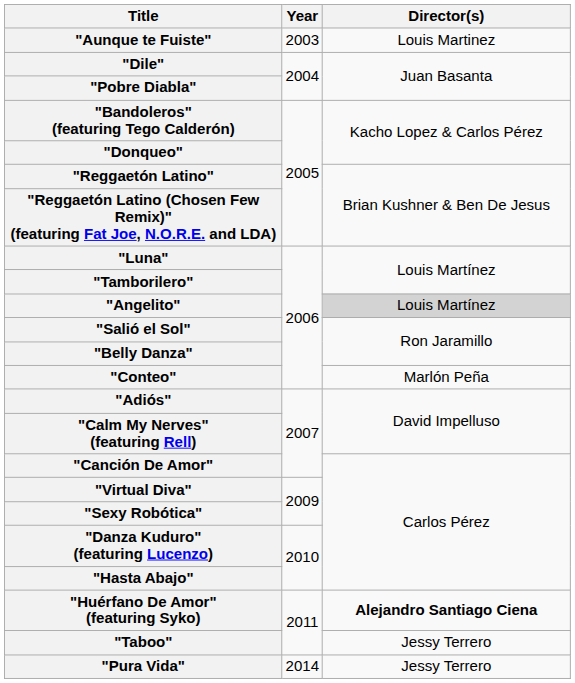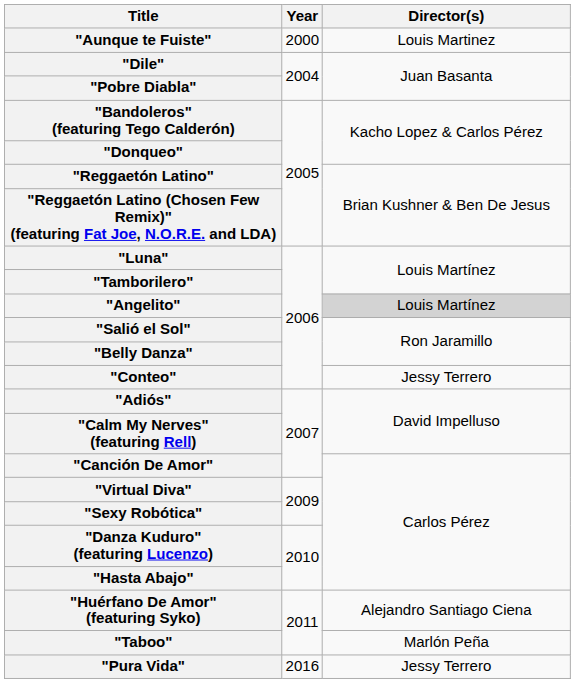(302, 40) 2003 -> (302, 40) 2000
(446, 377) Marlón Peña -> (446, 377) Jessy Terrero
(446, 610) bold -> (446, 610) normal
(446, 642) Jessy Terrero -> (446, 642) Marlón Peña
(302, 666) 2014 -> (302, 666) 2016
